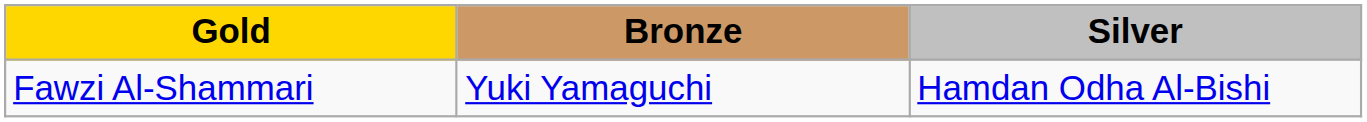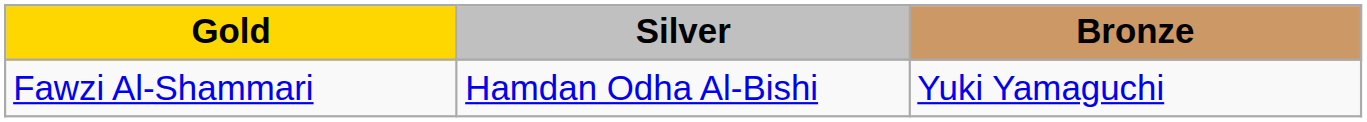columns swapped: (1135, 32) <-> (683, 32)
